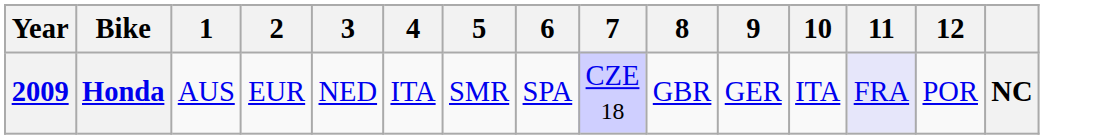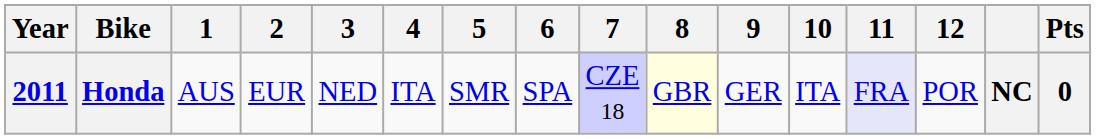+ column: (1065, 28)
(40, 92) 2009 -> (40, 92) 2011
(682, 92) no background -> (682, 92) lightyellow background
